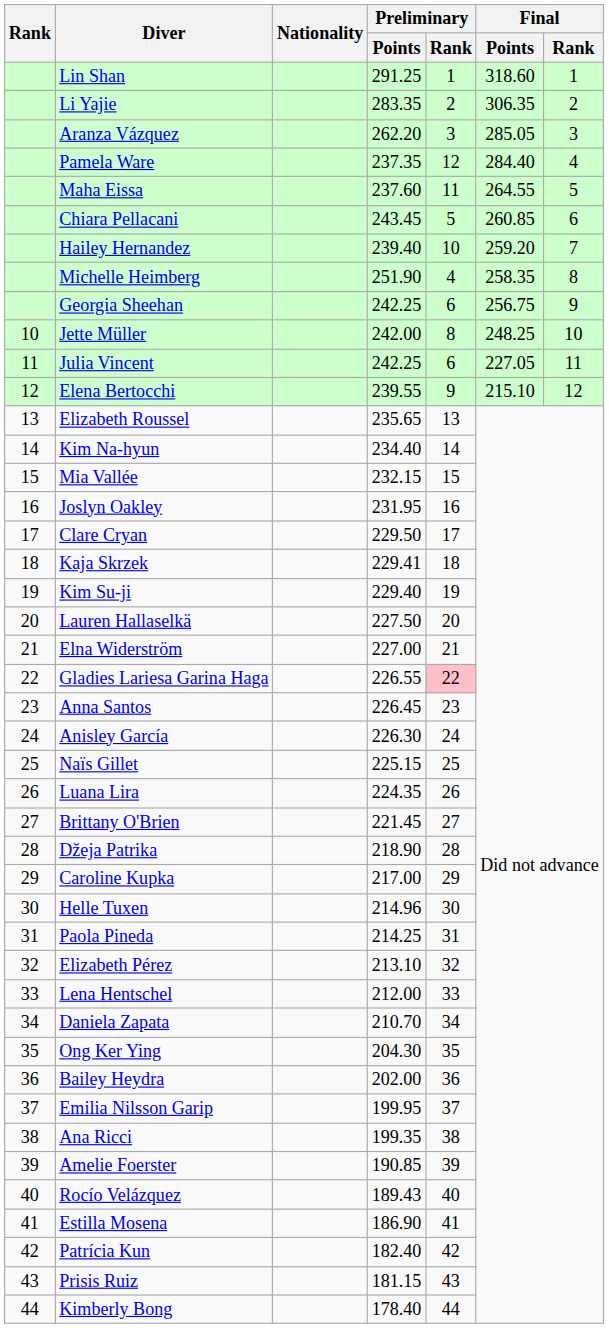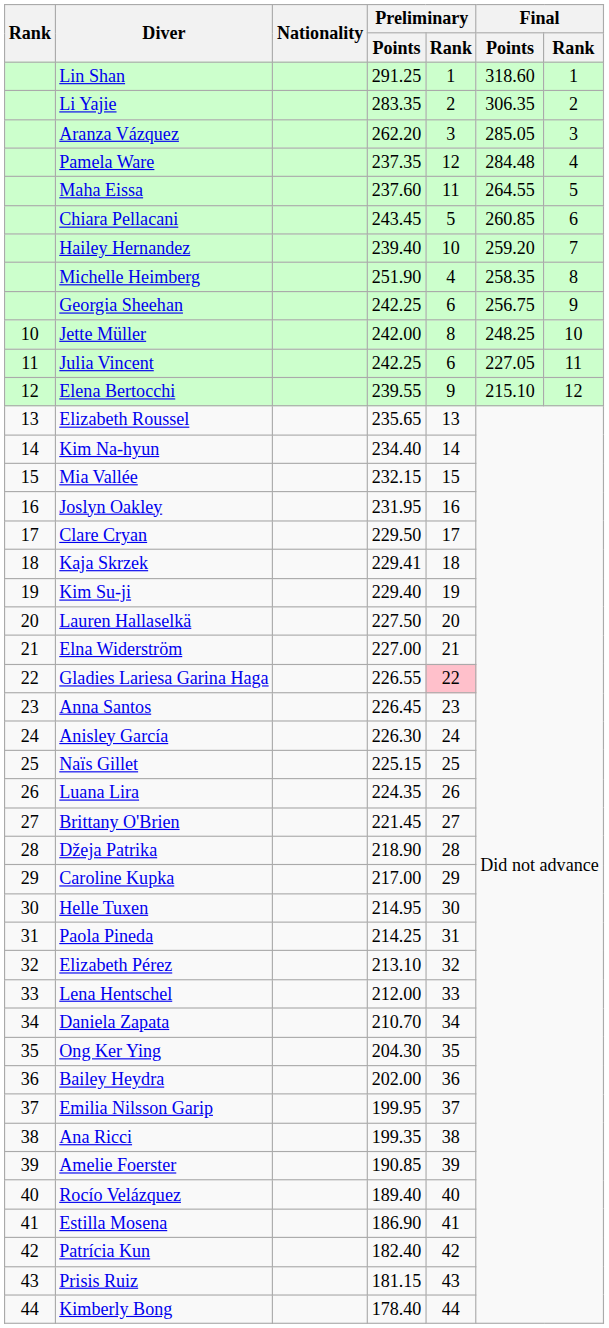(510, 162) 284.40 -> (510, 162) 284.48
(397, 907) 214.96 -> (397, 907) 214.95
(397, 1194) 189.43 -> (397, 1194) 189.40
